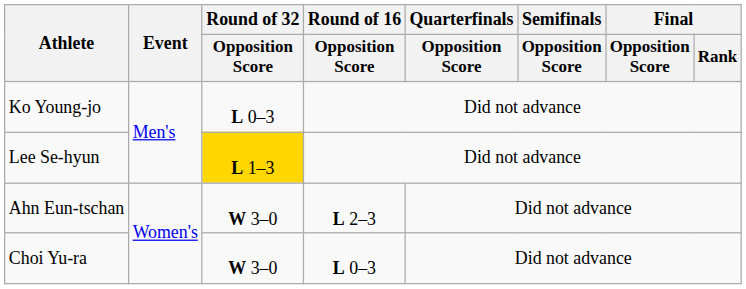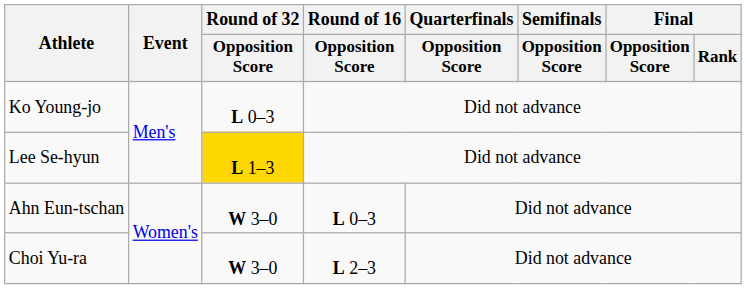(354, 218) L 2–3 -> (354, 218) L 0–3
(354, 269) L 0–3 -> (354, 269) L 2–3
